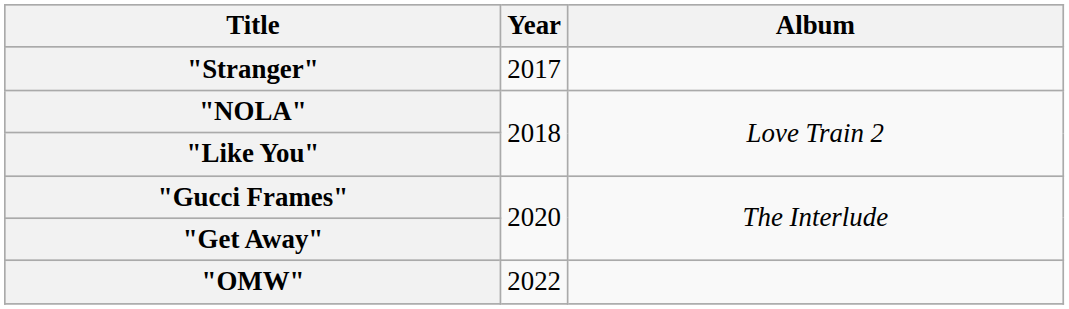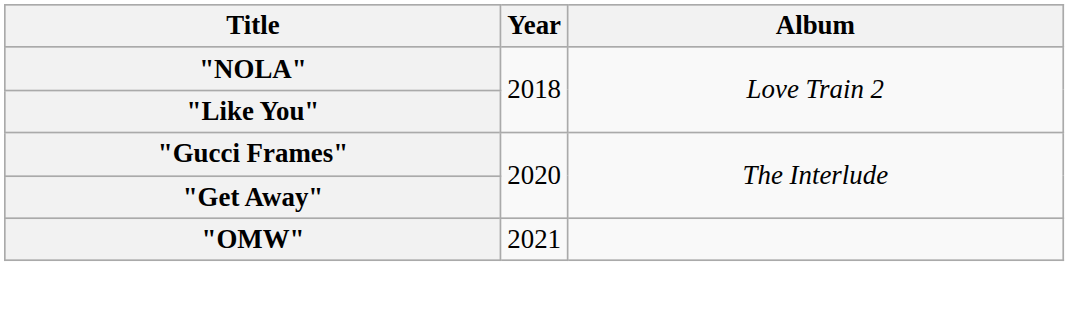- row: (253, 68)
(534, 281) 2022 -> (534, 238) 2021
